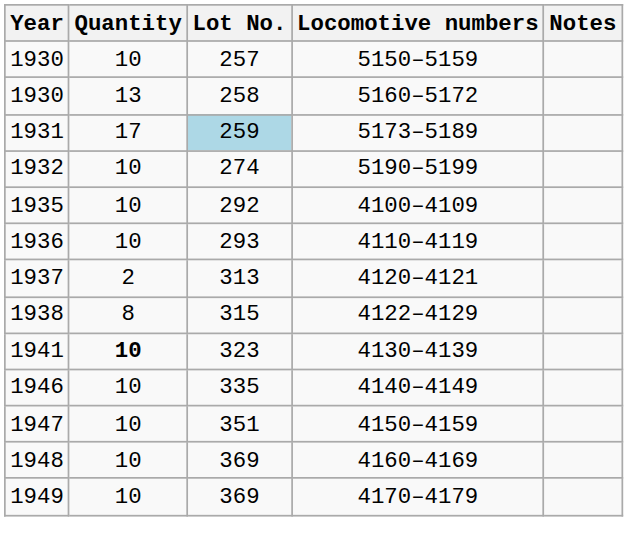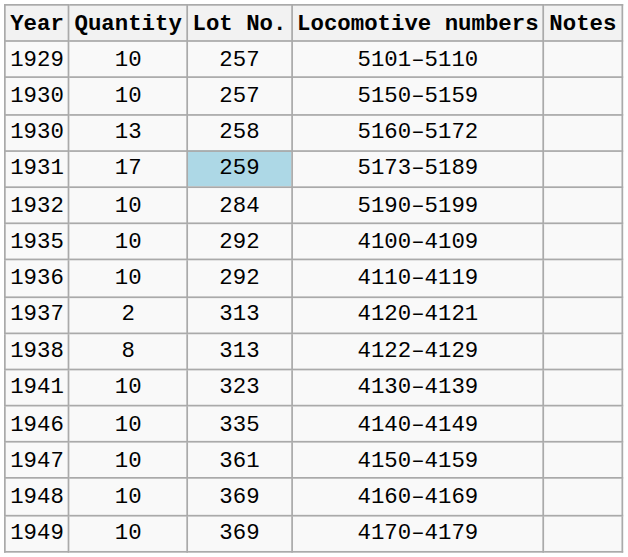+ row: (418, 60)
(239, 169) 274 -> (239, 205) 284
(239, 242) 293 -> (239, 278) 292
(239, 315) 315 -> (239, 351) 313
(128, 351) bold -> (128, 388) normal
(239, 424) 351 -> (239, 460) 361
